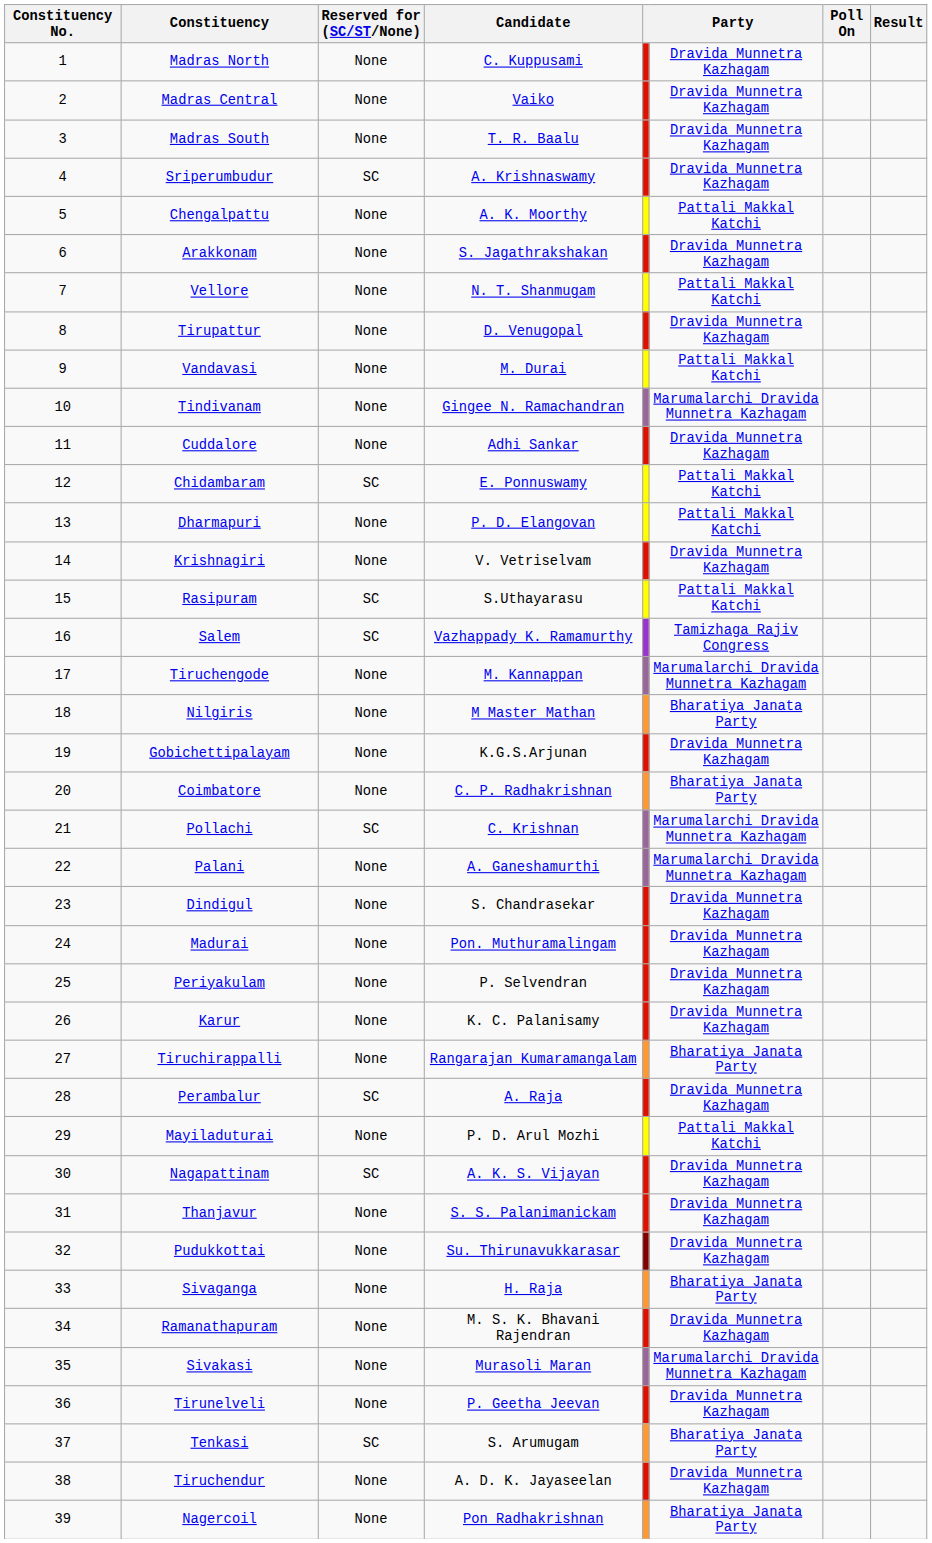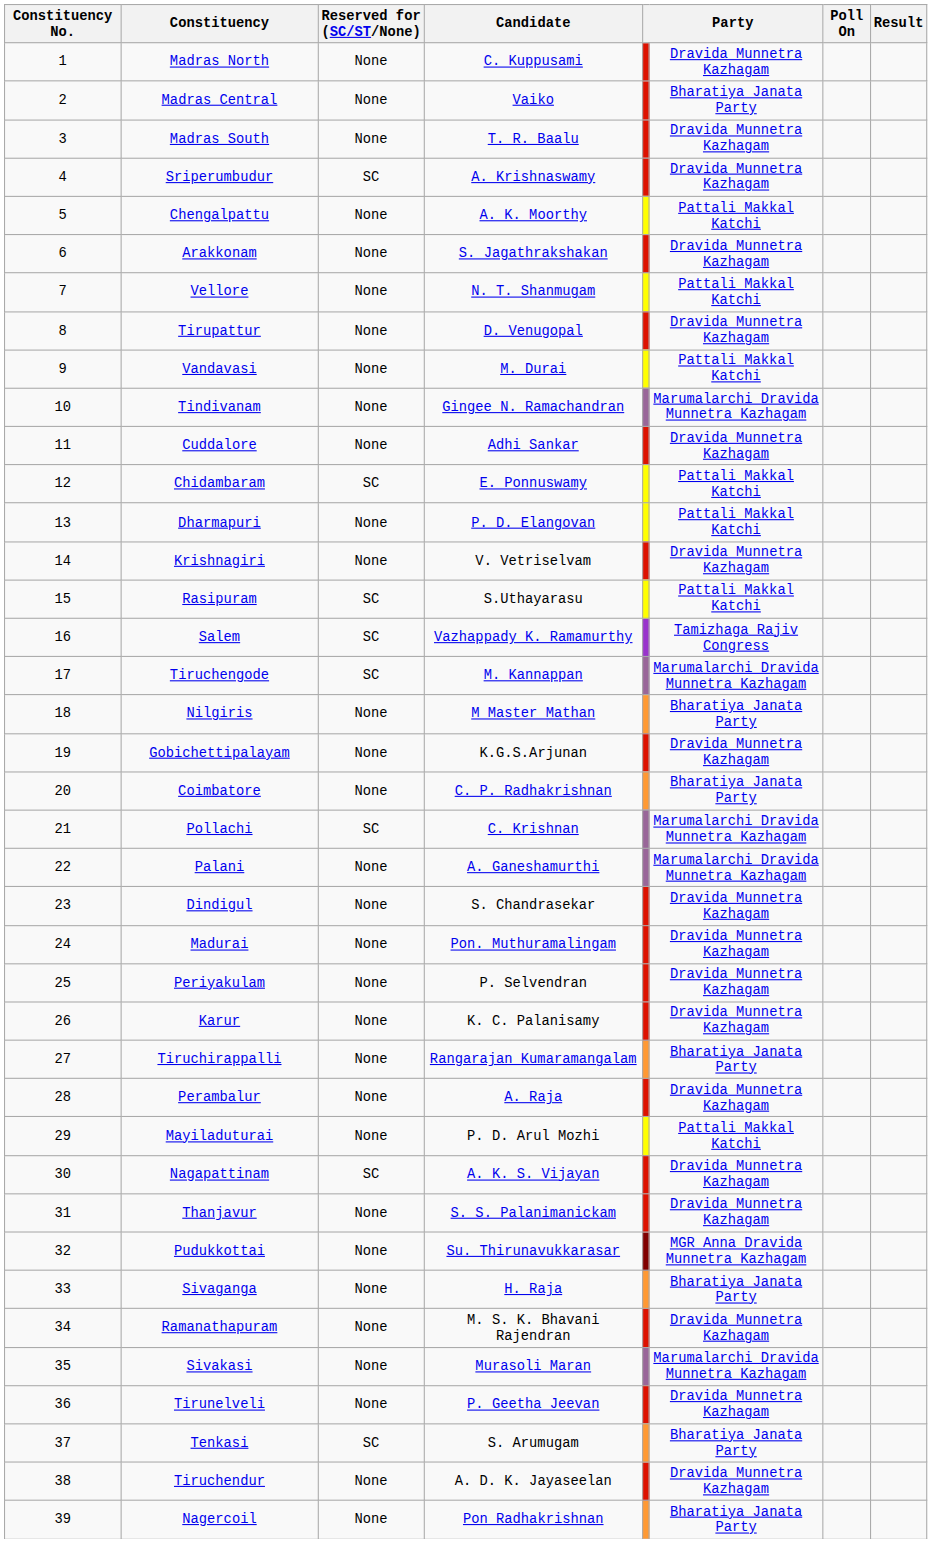(736, 100) Dravida Munnetra Kazhagam -> (736, 100) Bharatiya Janata Party
(371, 676) None -> (371, 676) SC
(371, 1098) SC -> (371, 1098) None
(736, 1251) Dravida Munnetra Kazhagam -> (736, 1251) MGR Anna Dravida Munnetra Kazhagam
